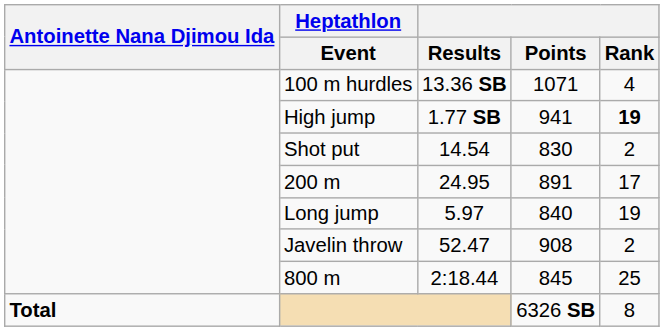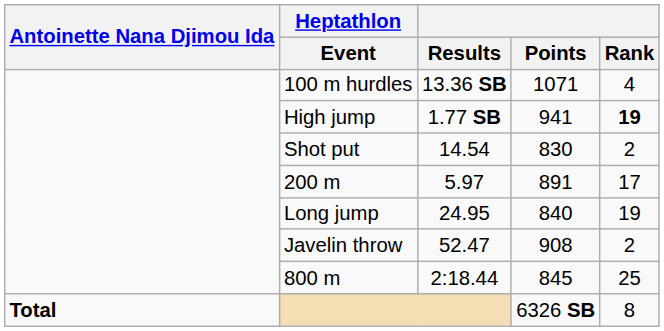(464, 182) 24.95 -> (464, 182) 5.97
(464, 214) 5.97 -> (464, 214) 24.95
